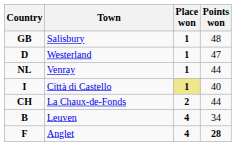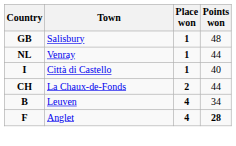- row: (69, 54)
(187, 86) khaki background -> (187, 70) no background
